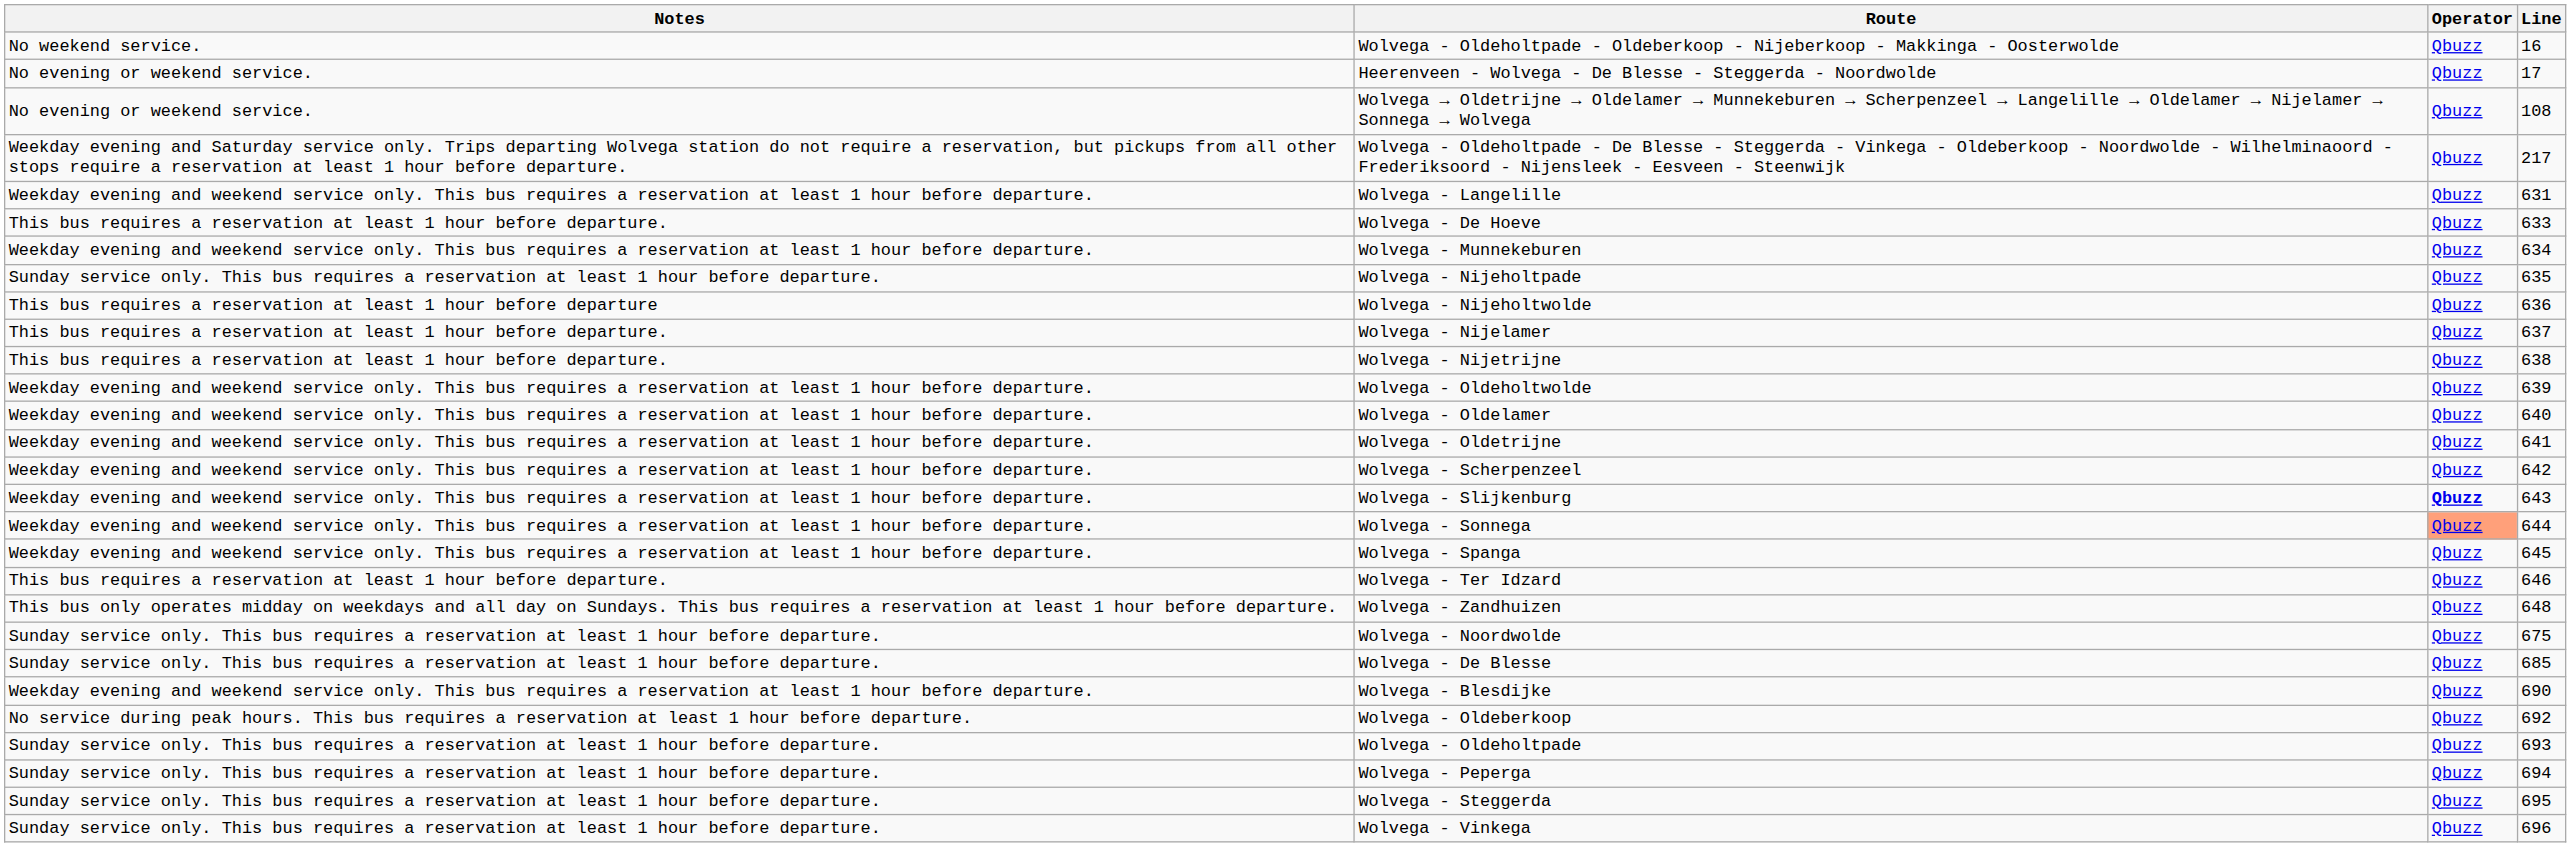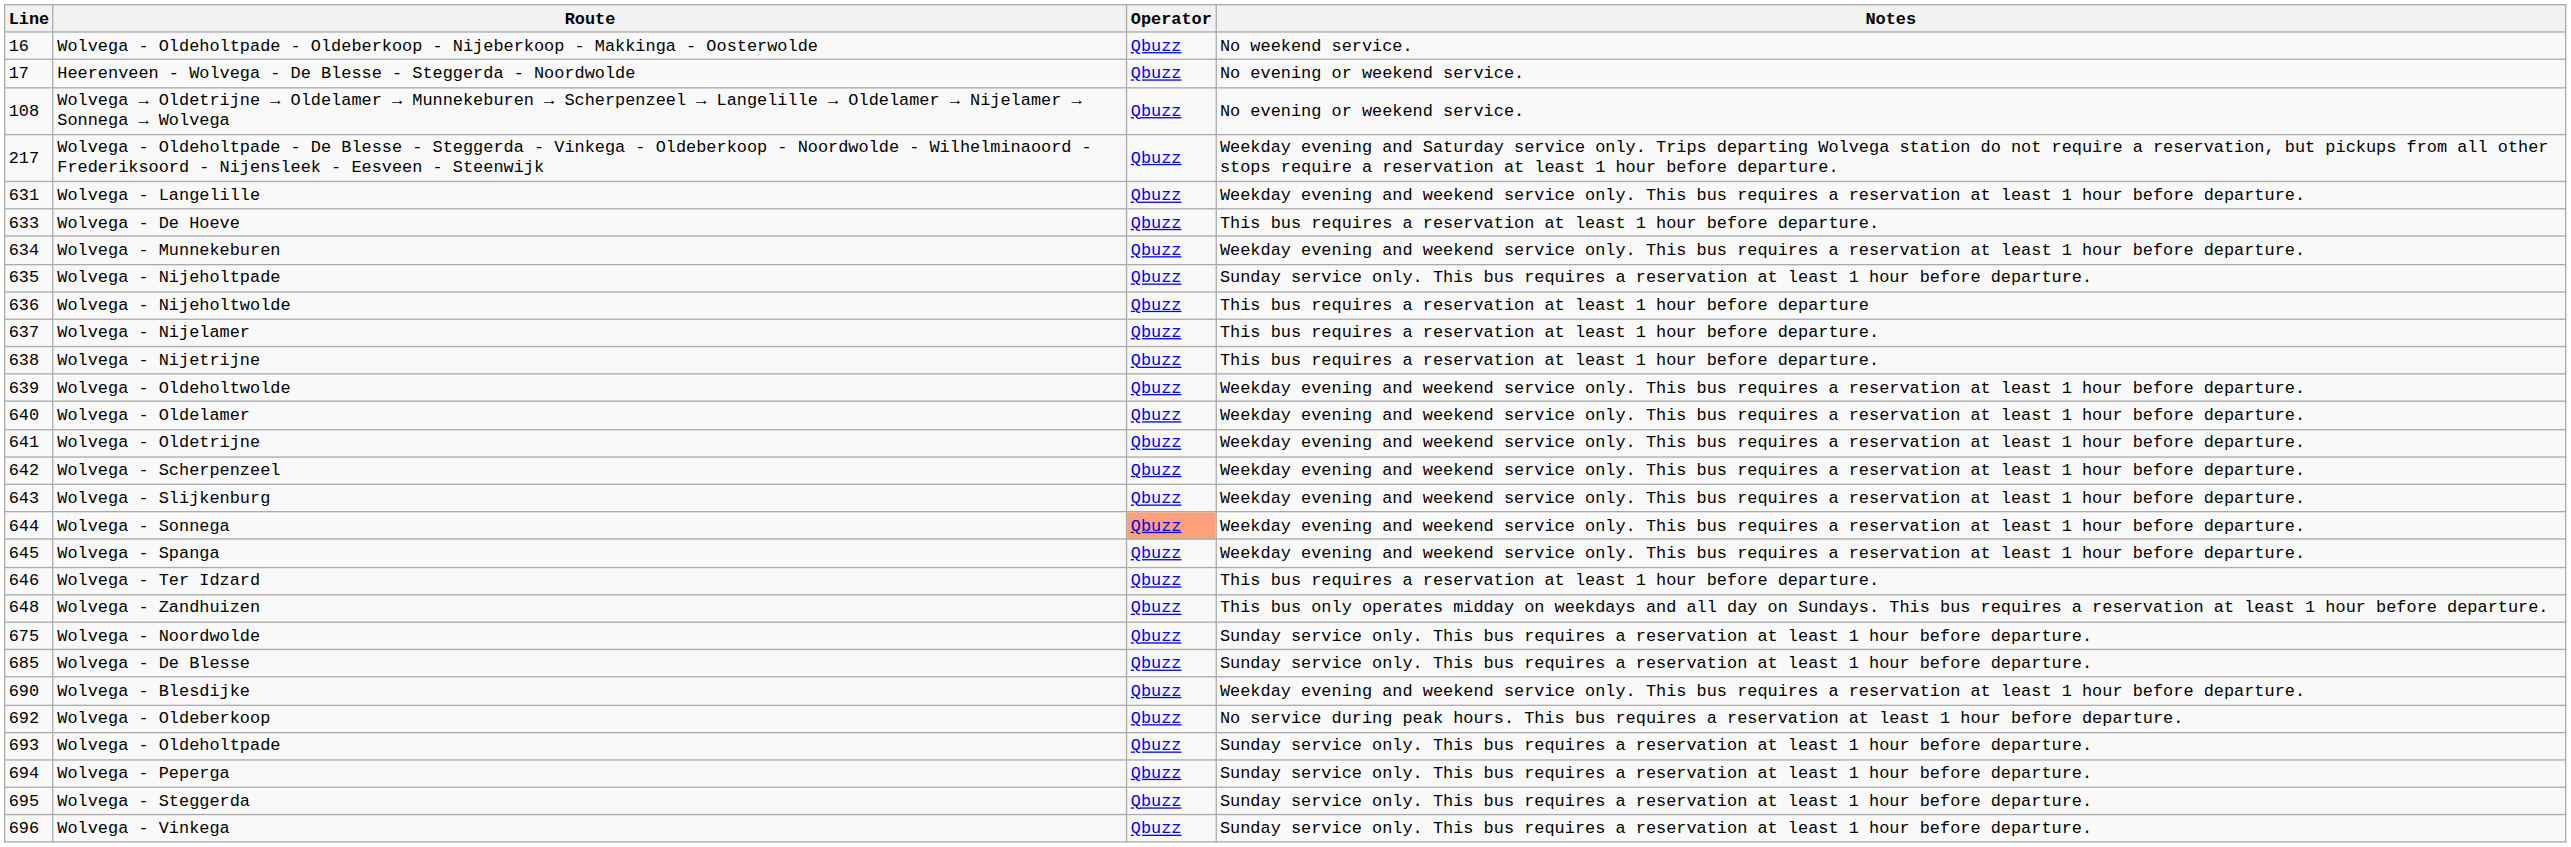columns swapped: (2541, 18) <-> (680, 18)
(2457, 498) bold -> (1156, 498) normal
